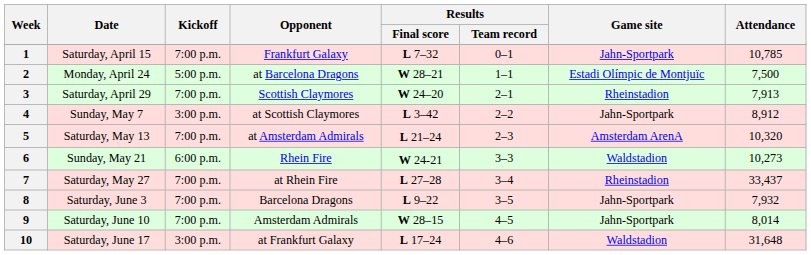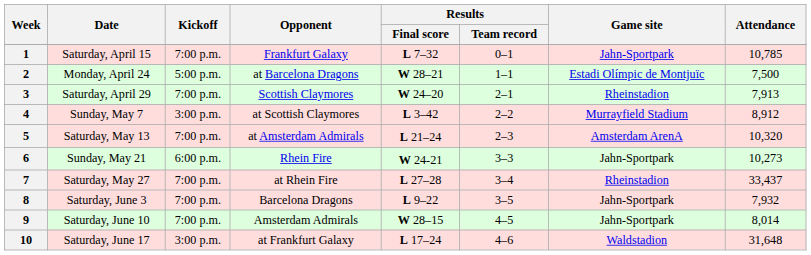(637, 114) Jahn-Sportpark -> (637, 114) Murrayfield Stadium
(637, 158) Waldstadion -> (637, 158) Jahn-Sportpark
